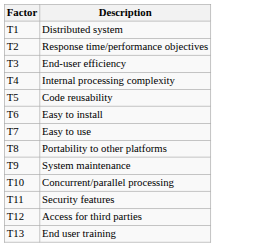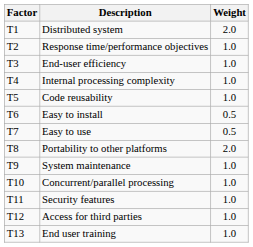+ column: (230, 13)
